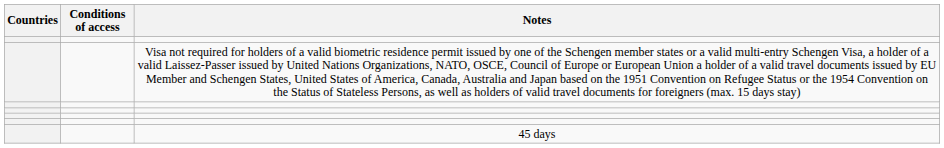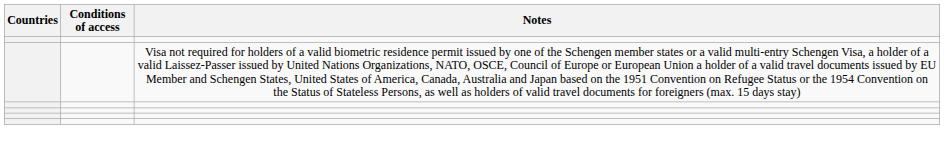- row: (32, 134)
